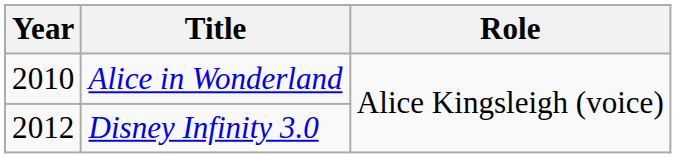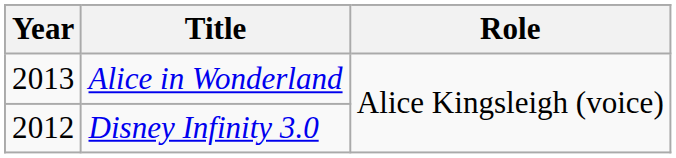(43, 78) 2010 -> (43, 78) 2013
